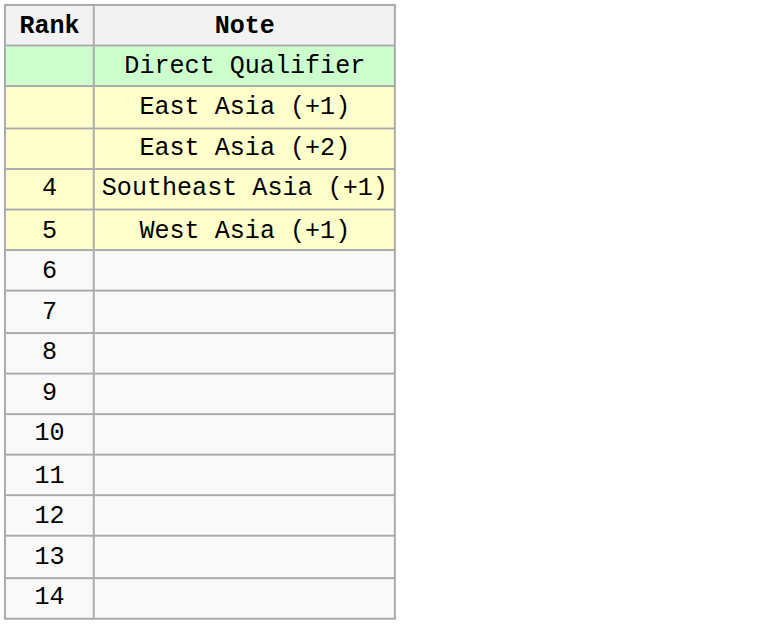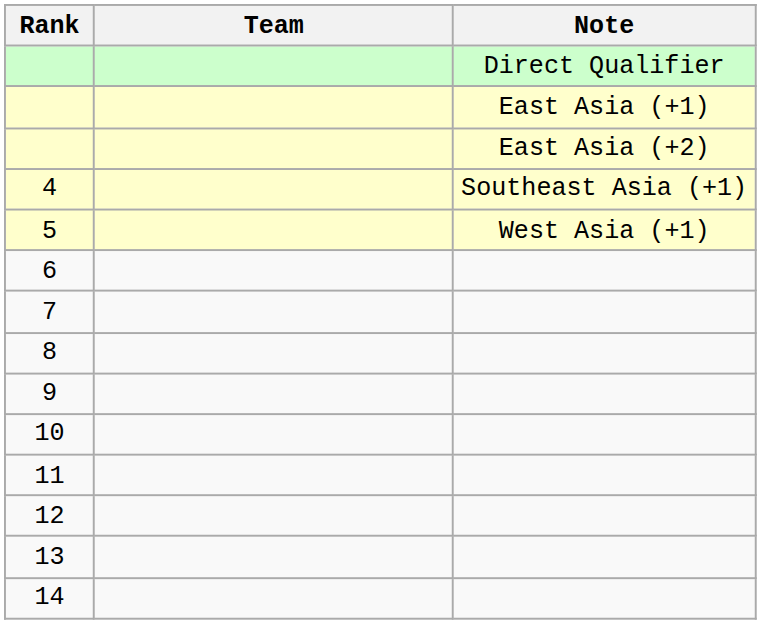+ column: (274, 25)
